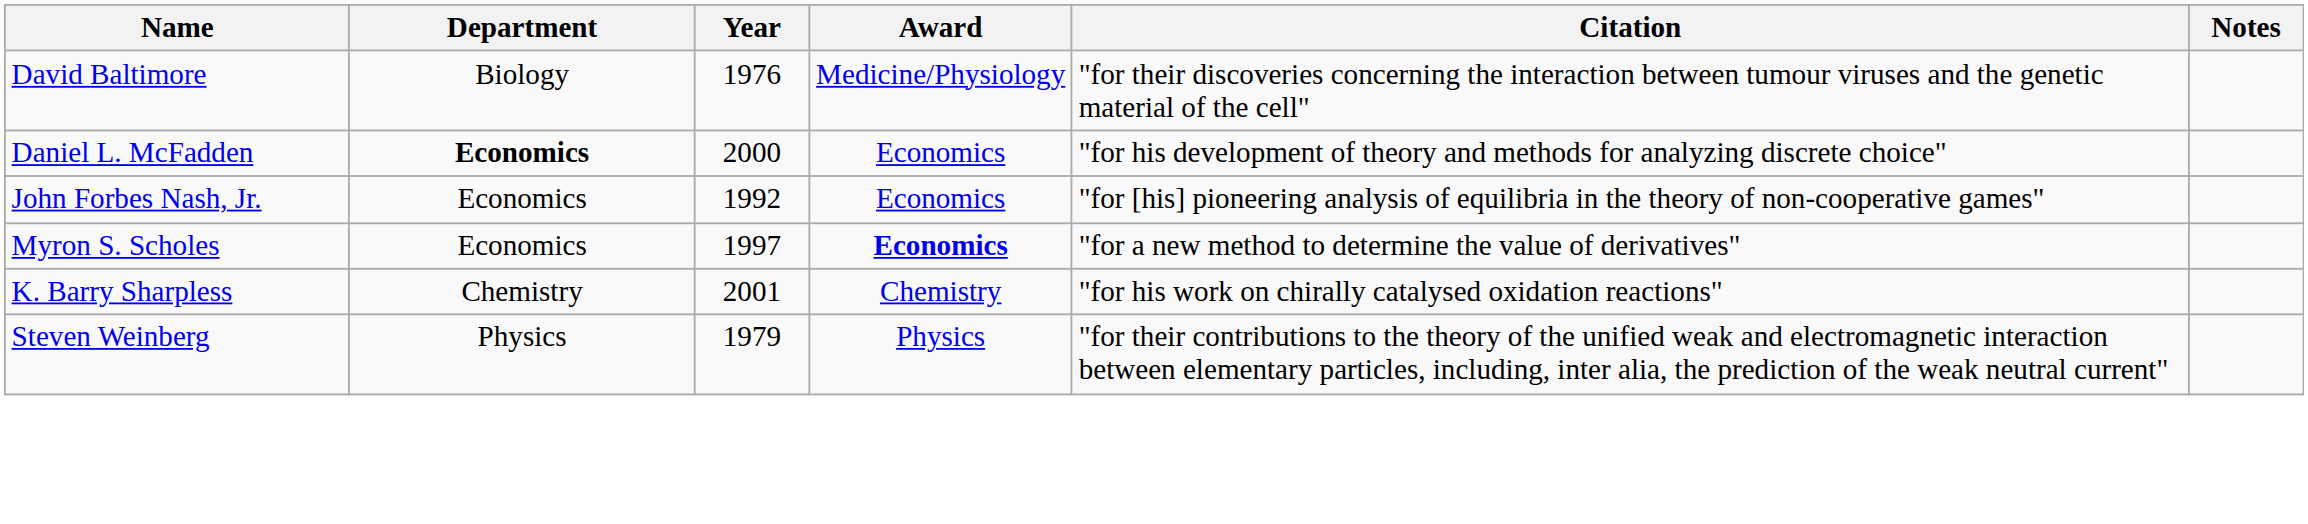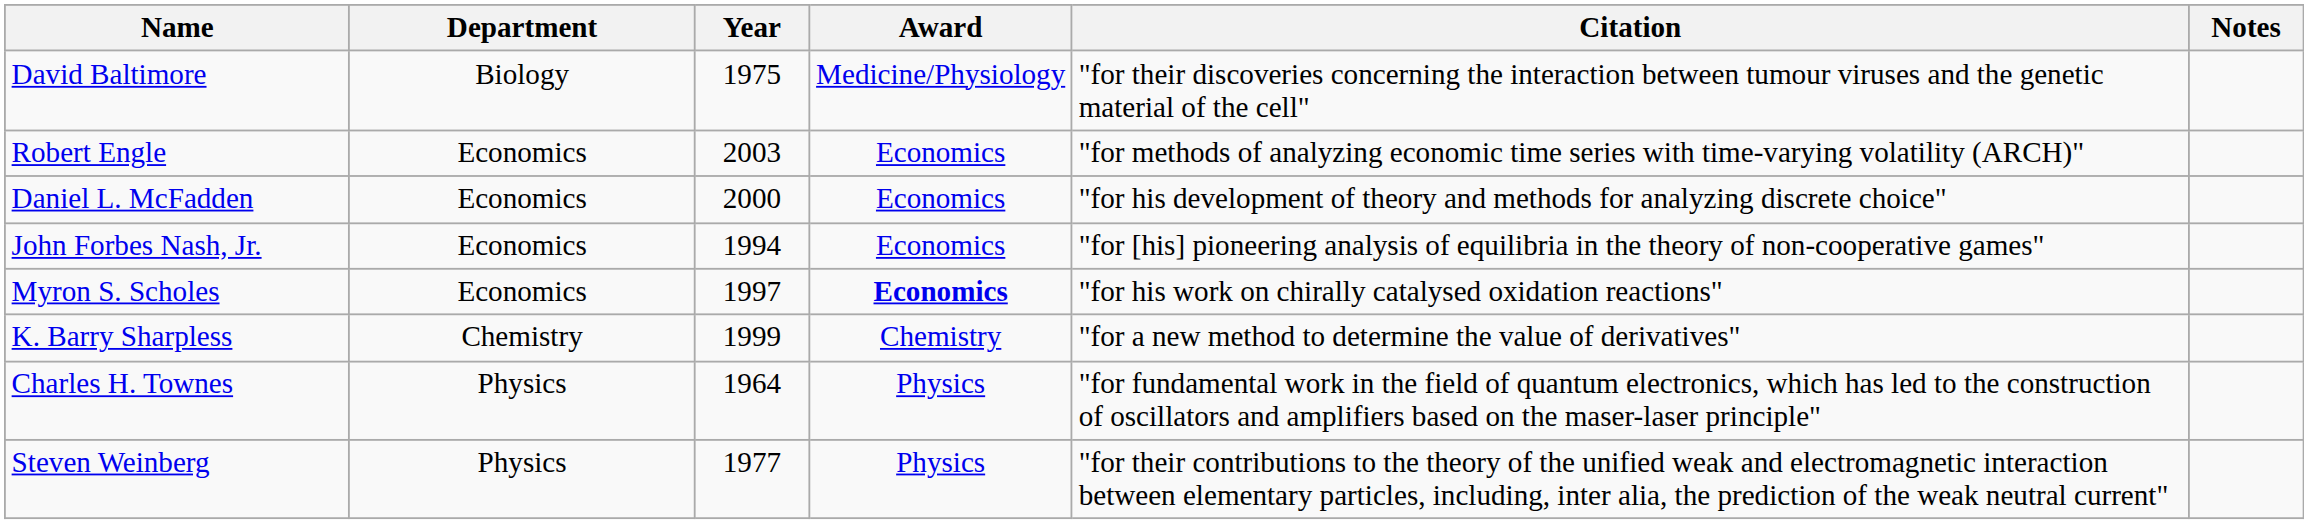(752, 73) 1976 -> (752, 73) 1975
+ row: (89, 152)
(522, 152) bold -> (522, 198) normal
(752, 198) 1992 -> (752, 245) 1994
(1410, 245) "for a new method to determine the value of derivatives" -> (1401, 291) "for his work on chirally catalysed oxidation reactions"
(752, 291) 2001 -> (752, 337) 1999
(1401, 291) "for his work on chirally catalysed oxidation reactions" -> (1410, 337) "for a new method to determine the value of derivatives"
+ row: (122, 383)
(752, 337) 1979 -> (752, 462) 1977
